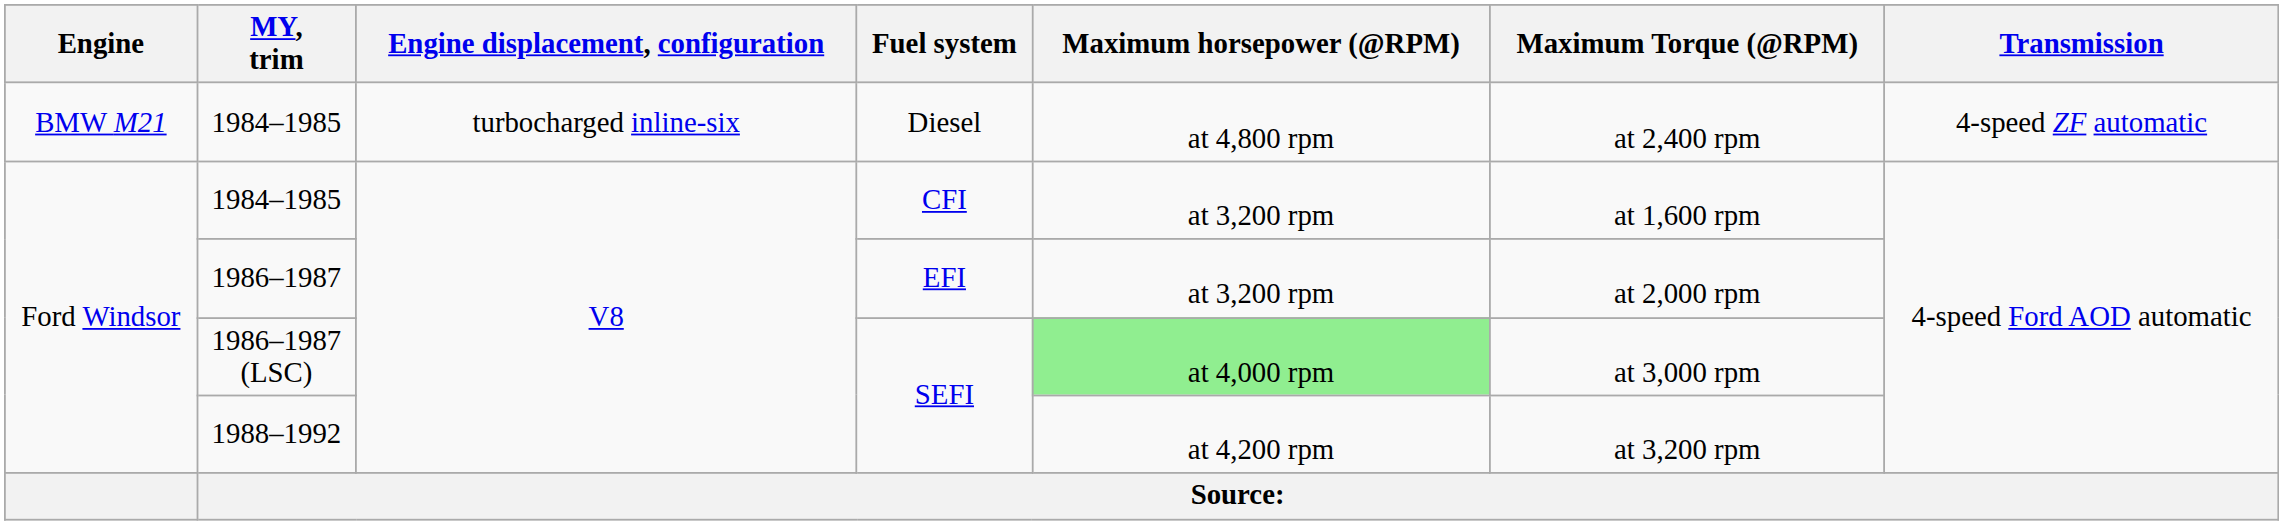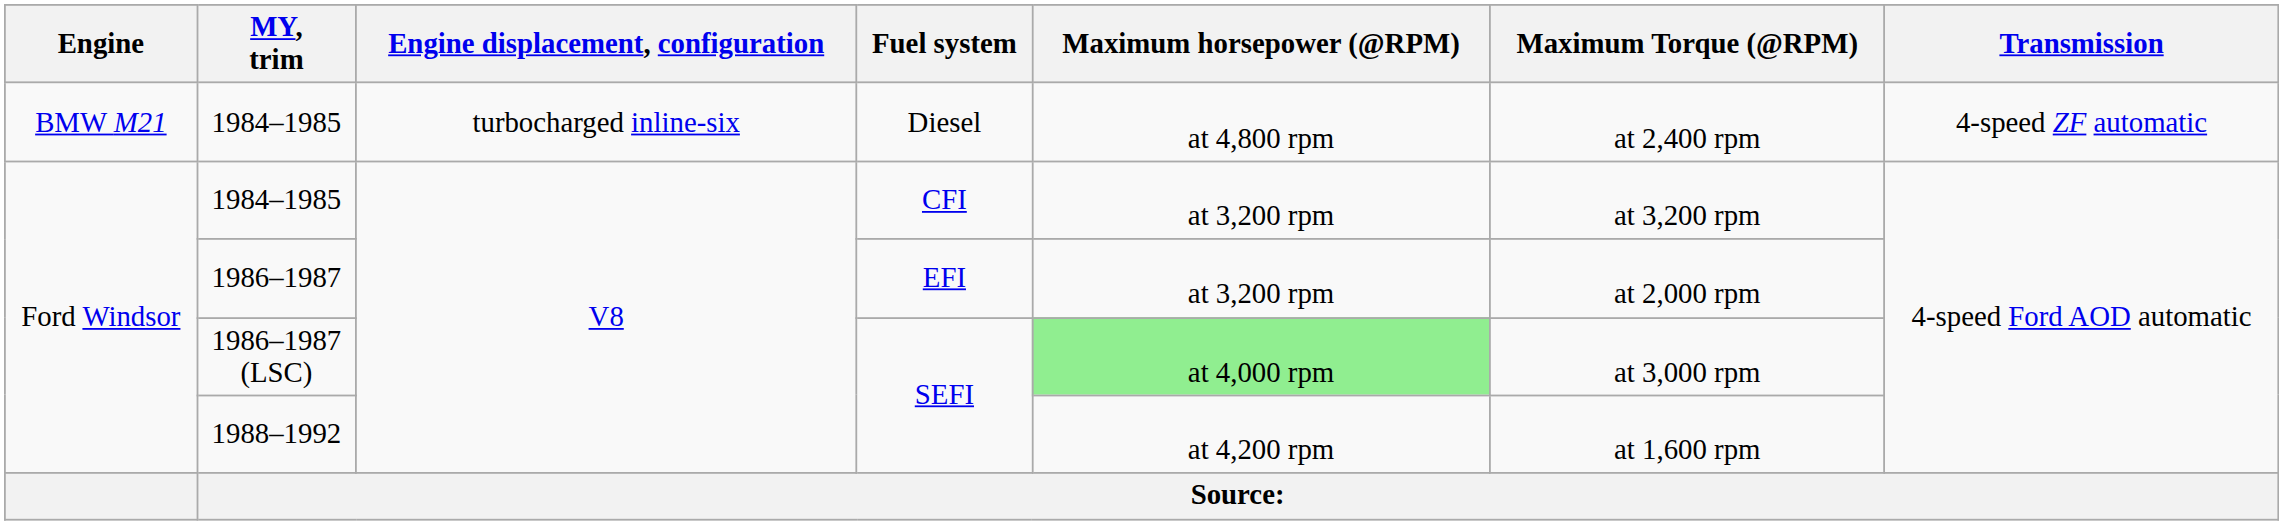(1687, 215) at 1,600 rpm -> (1687, 215) at 3,200 rpm
(1687, 450) at 3,200 rpm -> (1687, 450) at 1,600 rpm
